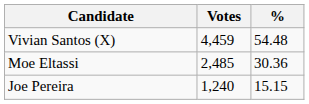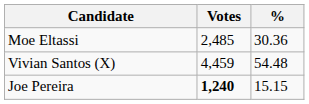rows swapped: (62, 39) <-> (43, 63)
(217, 87) normal -> (217, 87) bold
